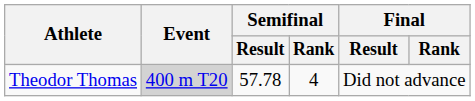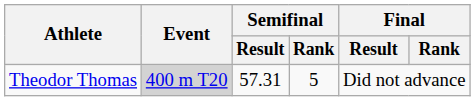(260, 80) 57.78 -> (260, 80) 57.31
(314, 80) 4 -> (314, 80) 5
